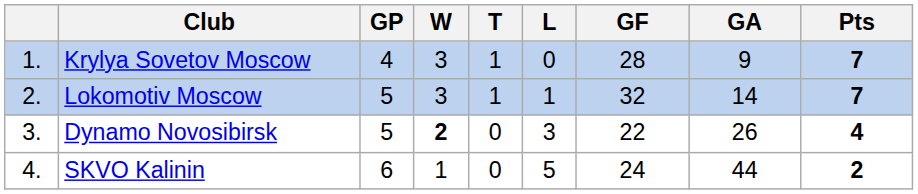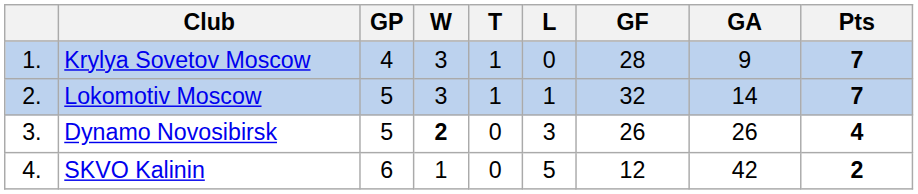(632, 133) 22 -> (632, 133) 26
(632, 170) 24 -> (632, 170) 12
(745, 170) 44 -> (745, 170) 42
